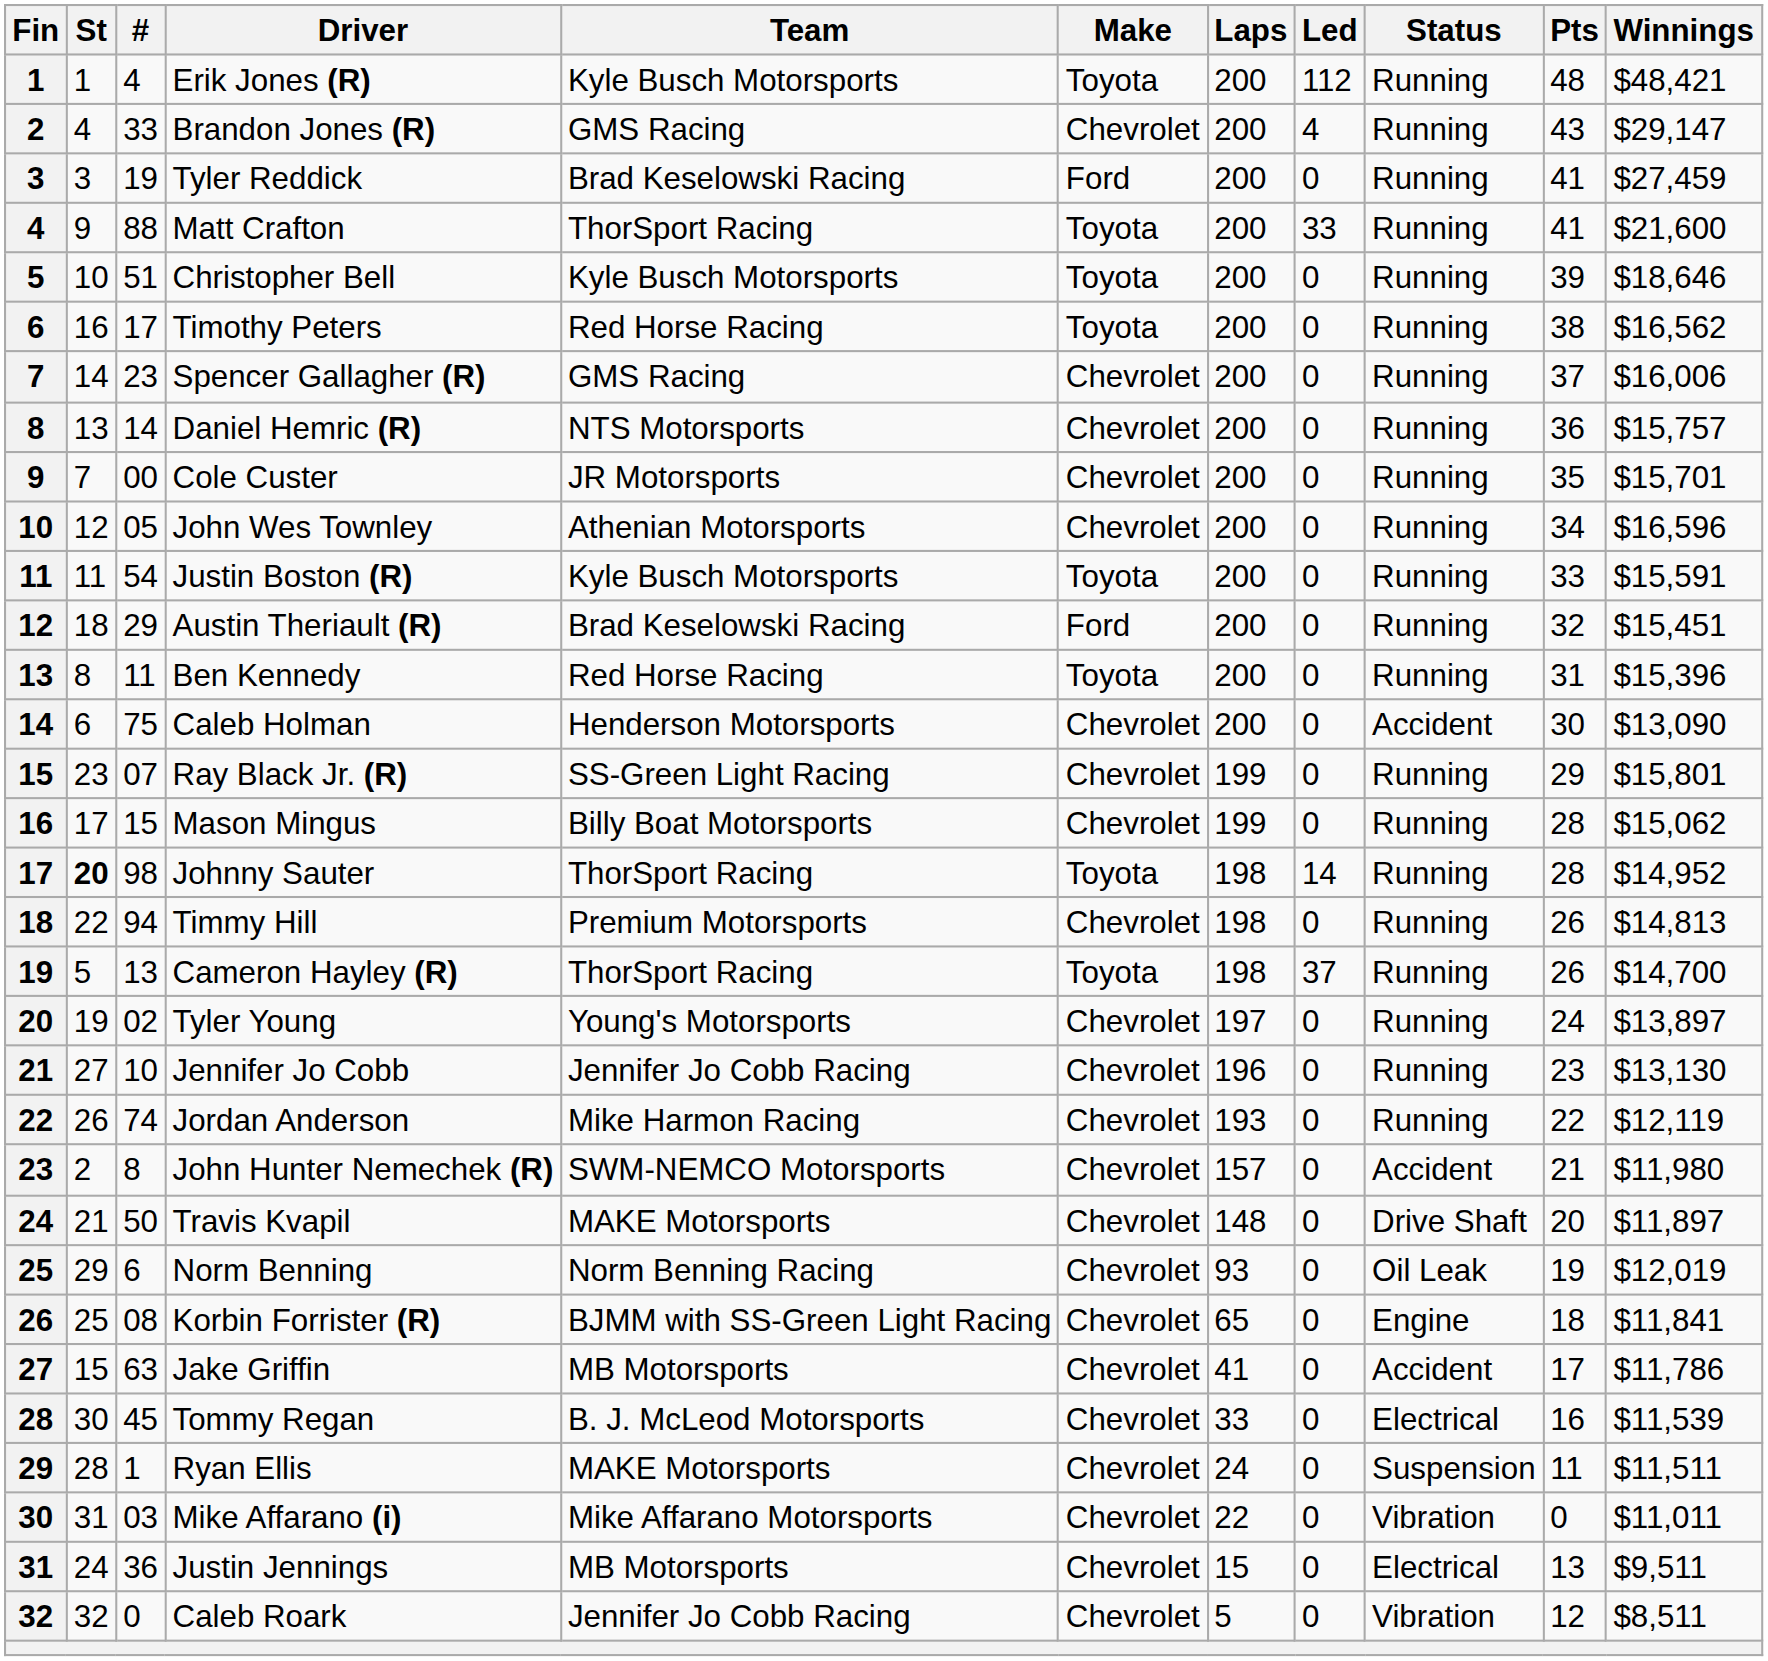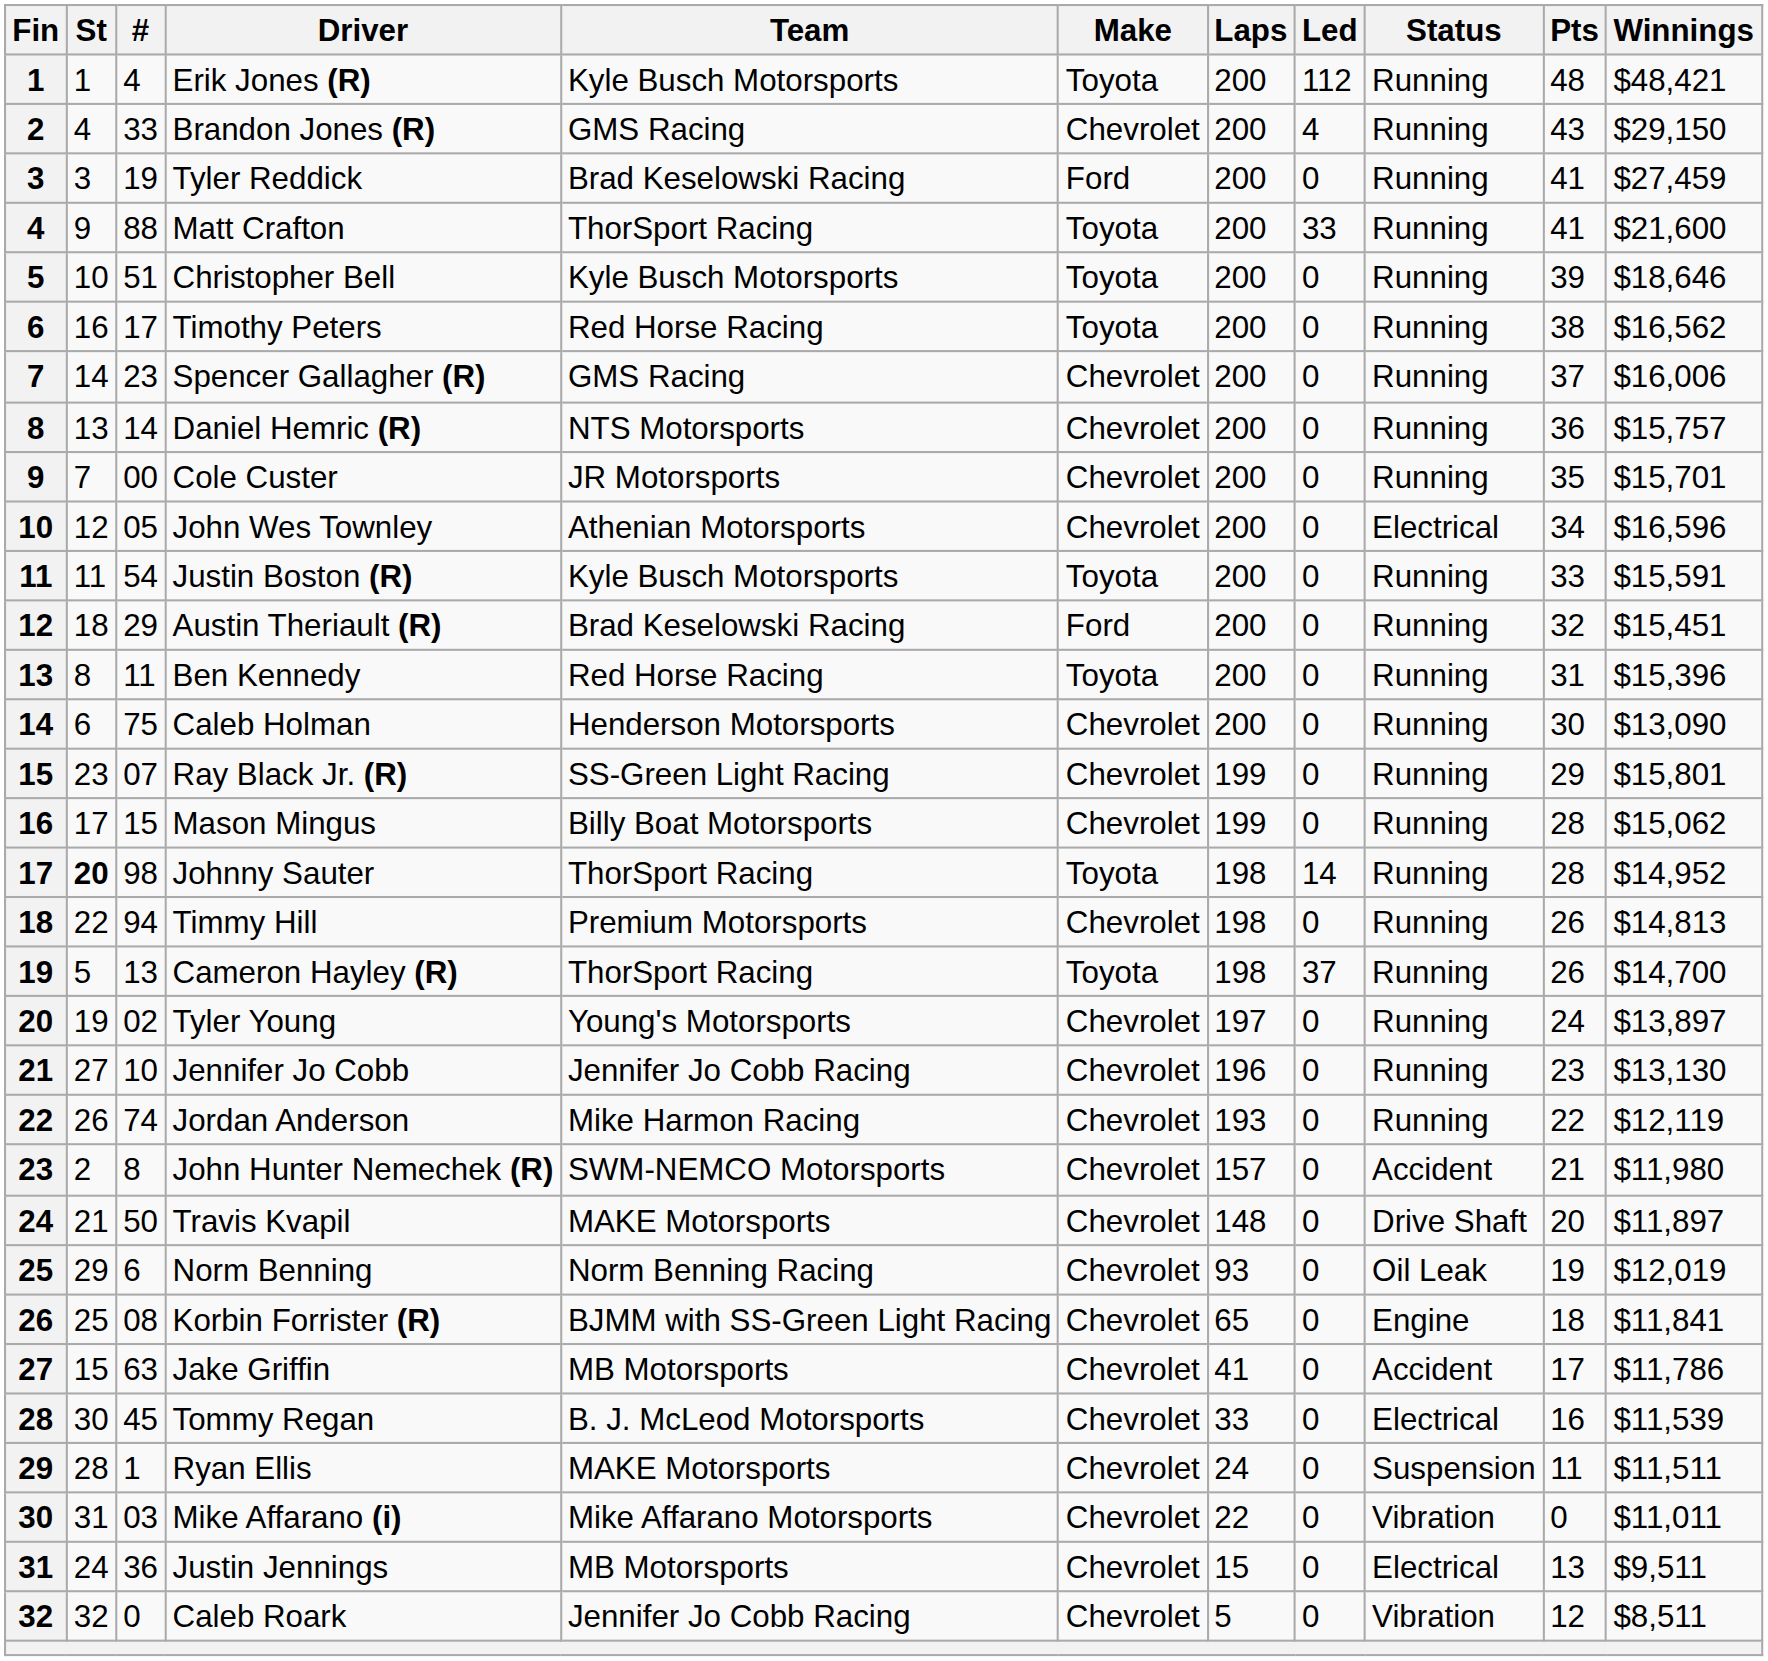(1670, 129) $29,147 -> (1670, 129) $29,150
(1430, 526) Running -> (1436, 526) Electrical
(1432, 724) Accident -> (1430, 724) Running
